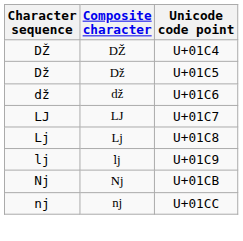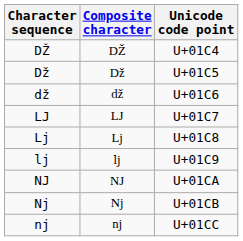+ row: (42, 181)
